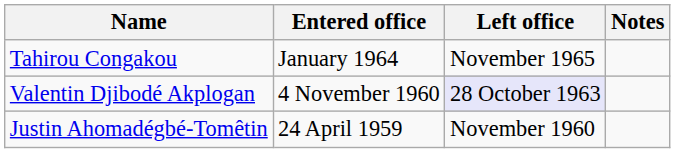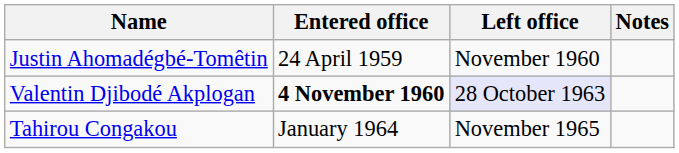rows swapped: (139, 128) <-> (93, 57)
(359, 93) normal -> (361, 93) bold
